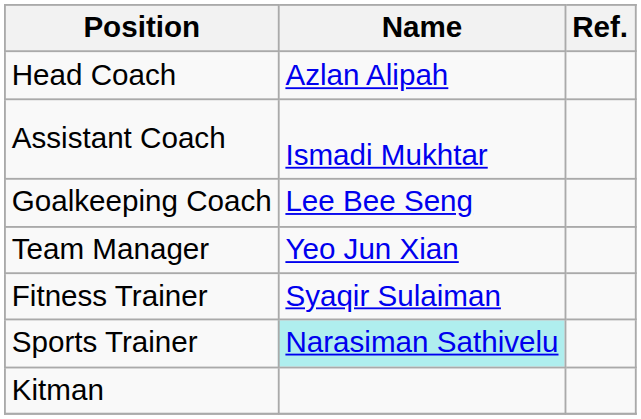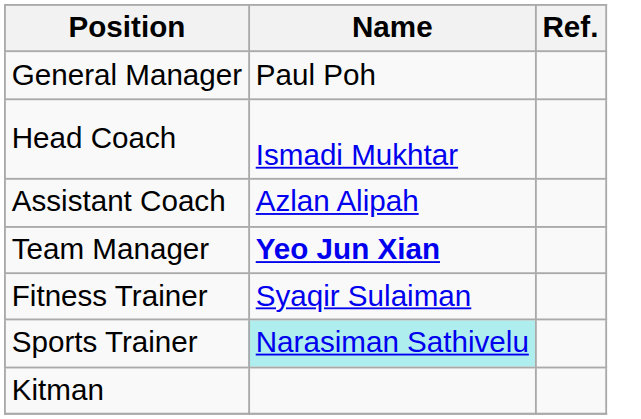+ row: (127, 74)
(367, 74) Azlan Alipah -> (357, 155) Ismadi Mukhtar
(387, 155) Ismadi Mukhtar -> (337, 202) Azlan Alipah
- row: (142, 202)
(372, 249) normal -> (348, 249) bold
